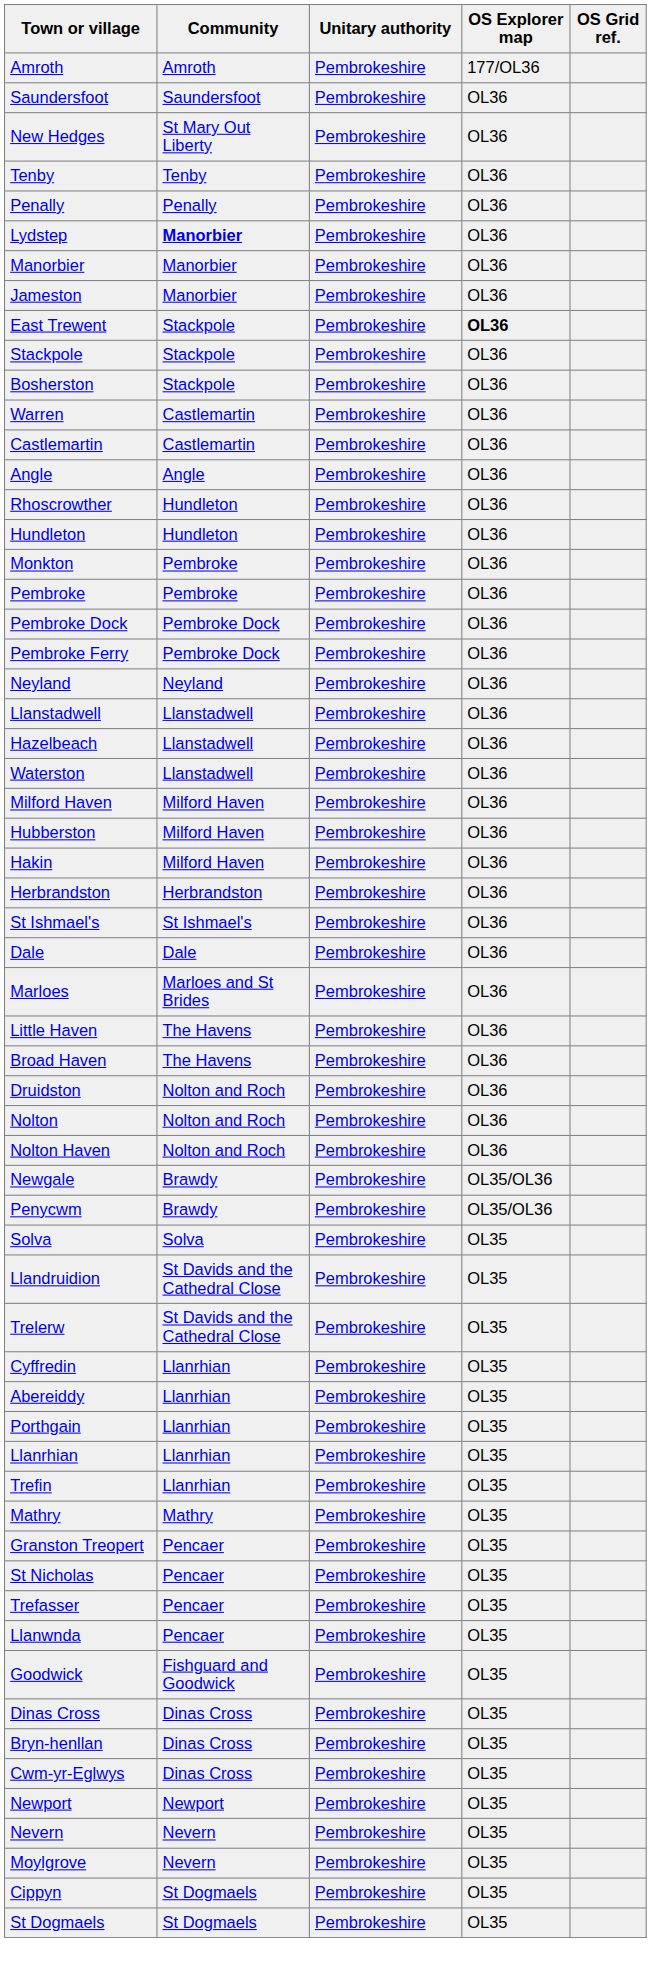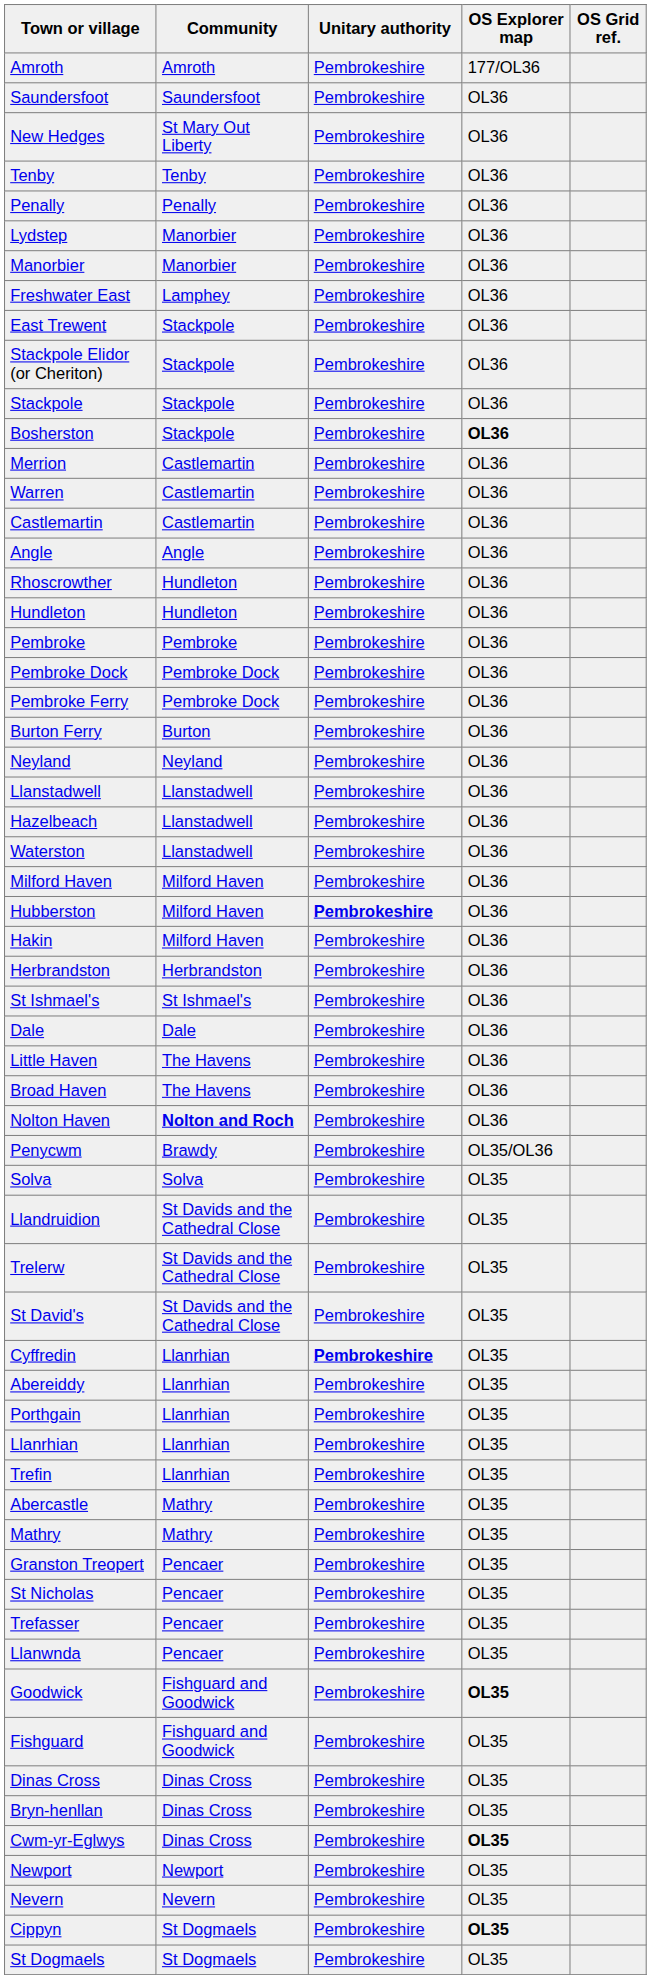(202, 235) bold -> (199, 235) normal
- row: (46, 295)
+ row: (70, 295)
(488, 325) bold -> (488, 325) normal
+ row: (70, 364)
(487, 385) normal -> (488, 433) bold
+ row: (38, 463)
- row: (42, 564)
+ row: (56, 732)
(370, 833) normal -> (373, 911) bold
- row: (39, 991)
- row: (45, 1090)
- row: (34, 1120)
(224, 1150) normal -> (228, 1120) bold
- row: (42, 1180)
+ row: (47, 1316)
(370, 1366) normal -> (373, 1355) bold
+ row: (49, 1504)
(487, 1674) normal -> (488, 1693) bold
+ row: (47, 1741)
(487, 1773) normal -> (488, 1840) bold
- row: (48, 1863)
(487, 1893) normal -> (488, 1930) bold
